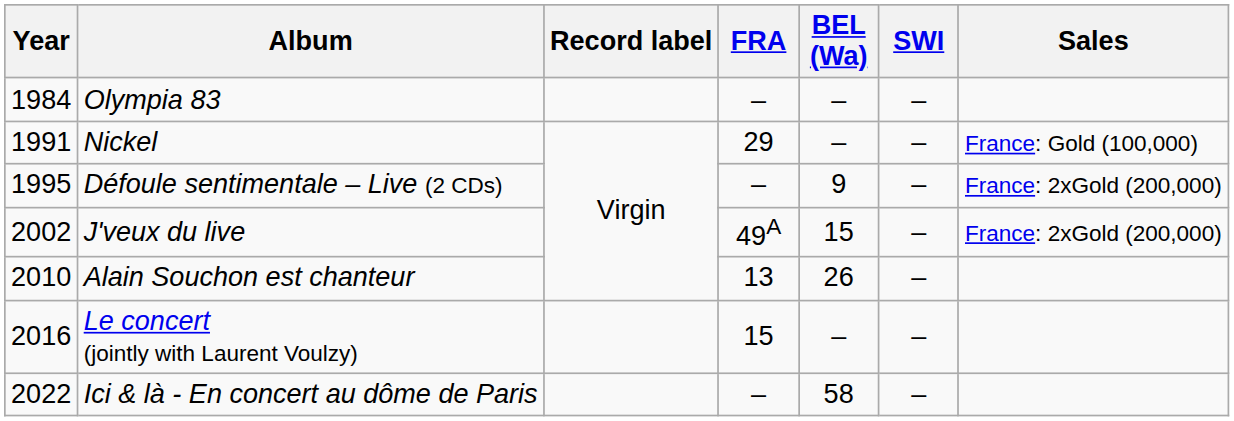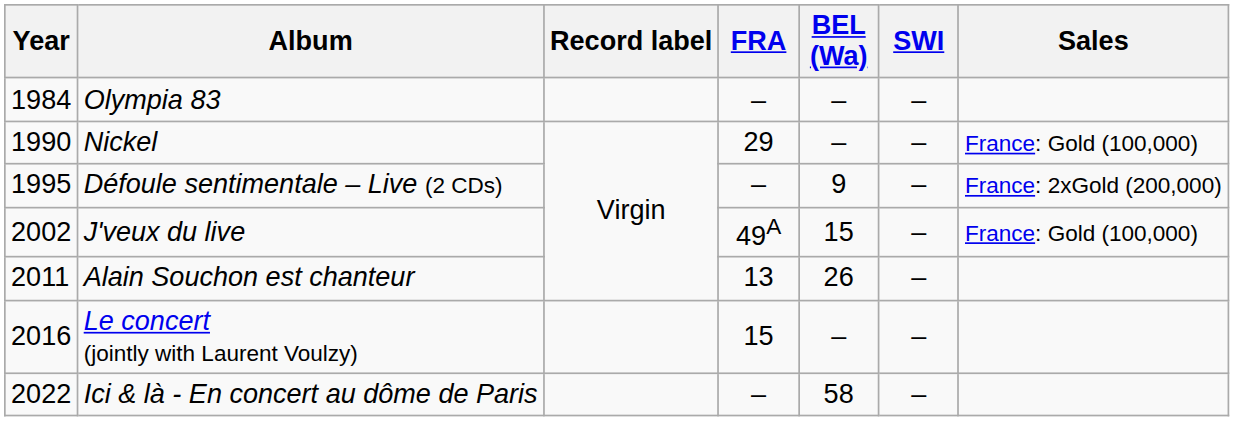(41, 142) 1991 -> (41, 142) 1990
(1093, 233) France: 2xGold (200,000) -> (1081, 233) France: Gold (100,000)
(41, 278) 2010 -> (40, 278) 2011
